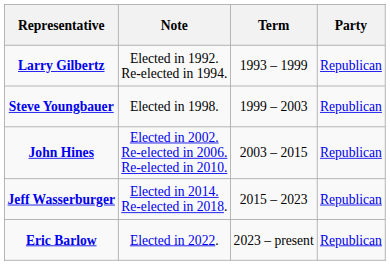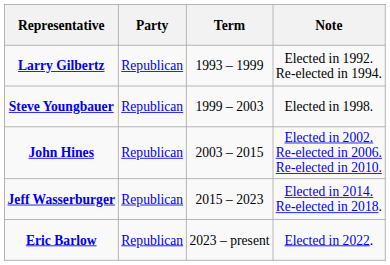columns swapped: (351, 24) <-> (174, 24)
